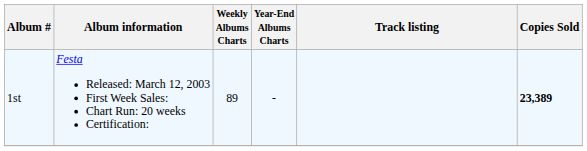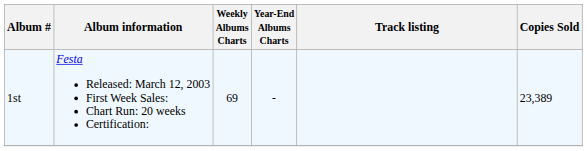(232, 97) 89 -> (232, 97) 69
(536, 97) bold -> (536, 97) normal
